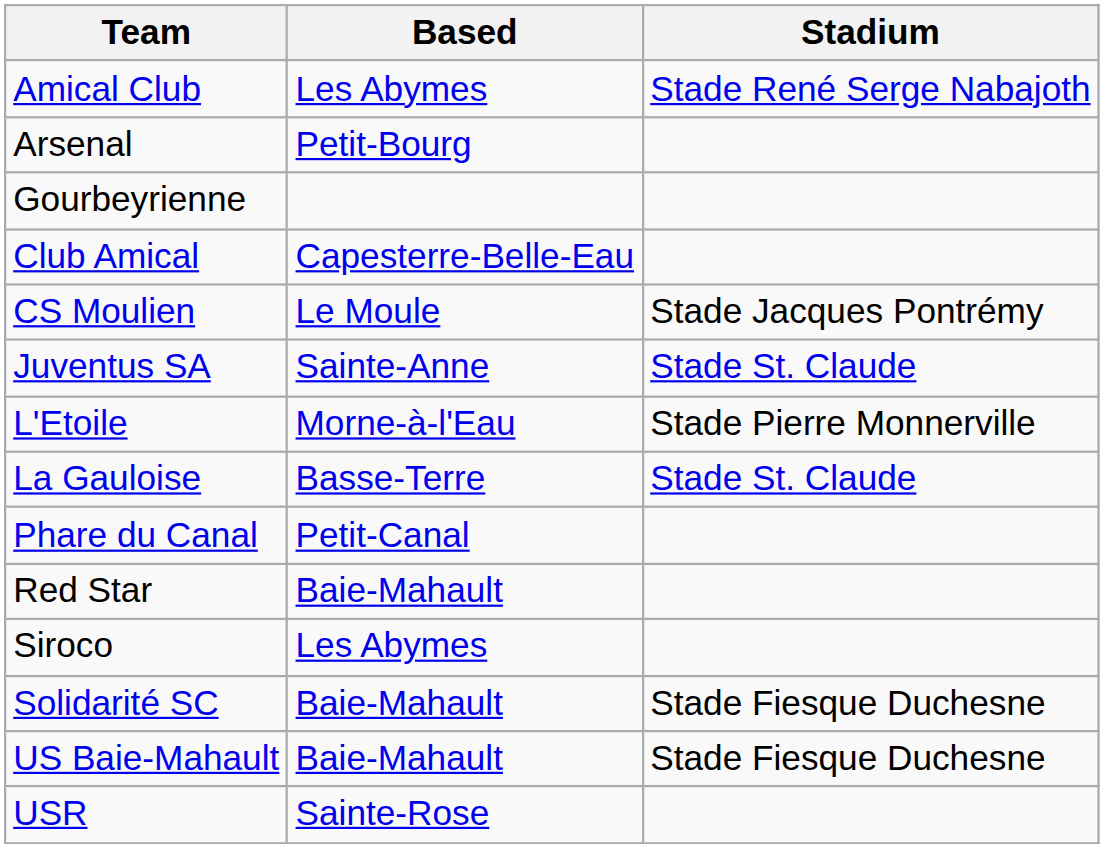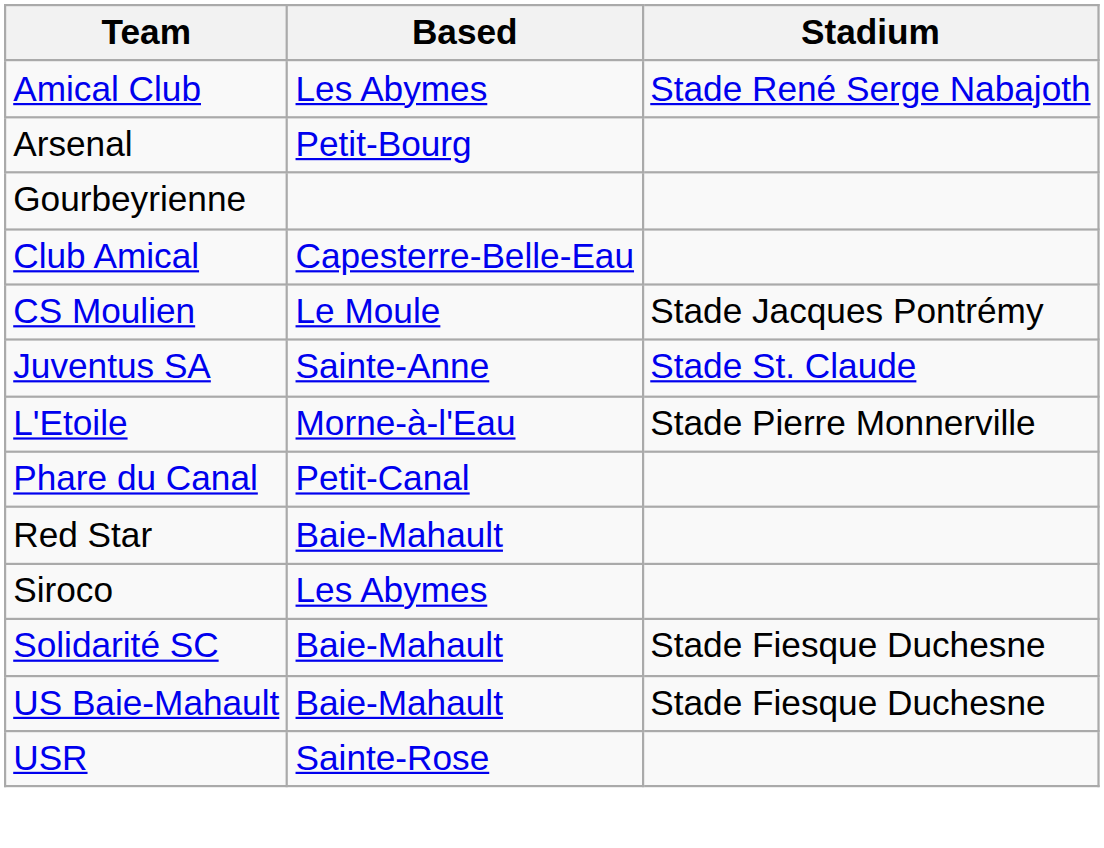- row: (107, 479)
